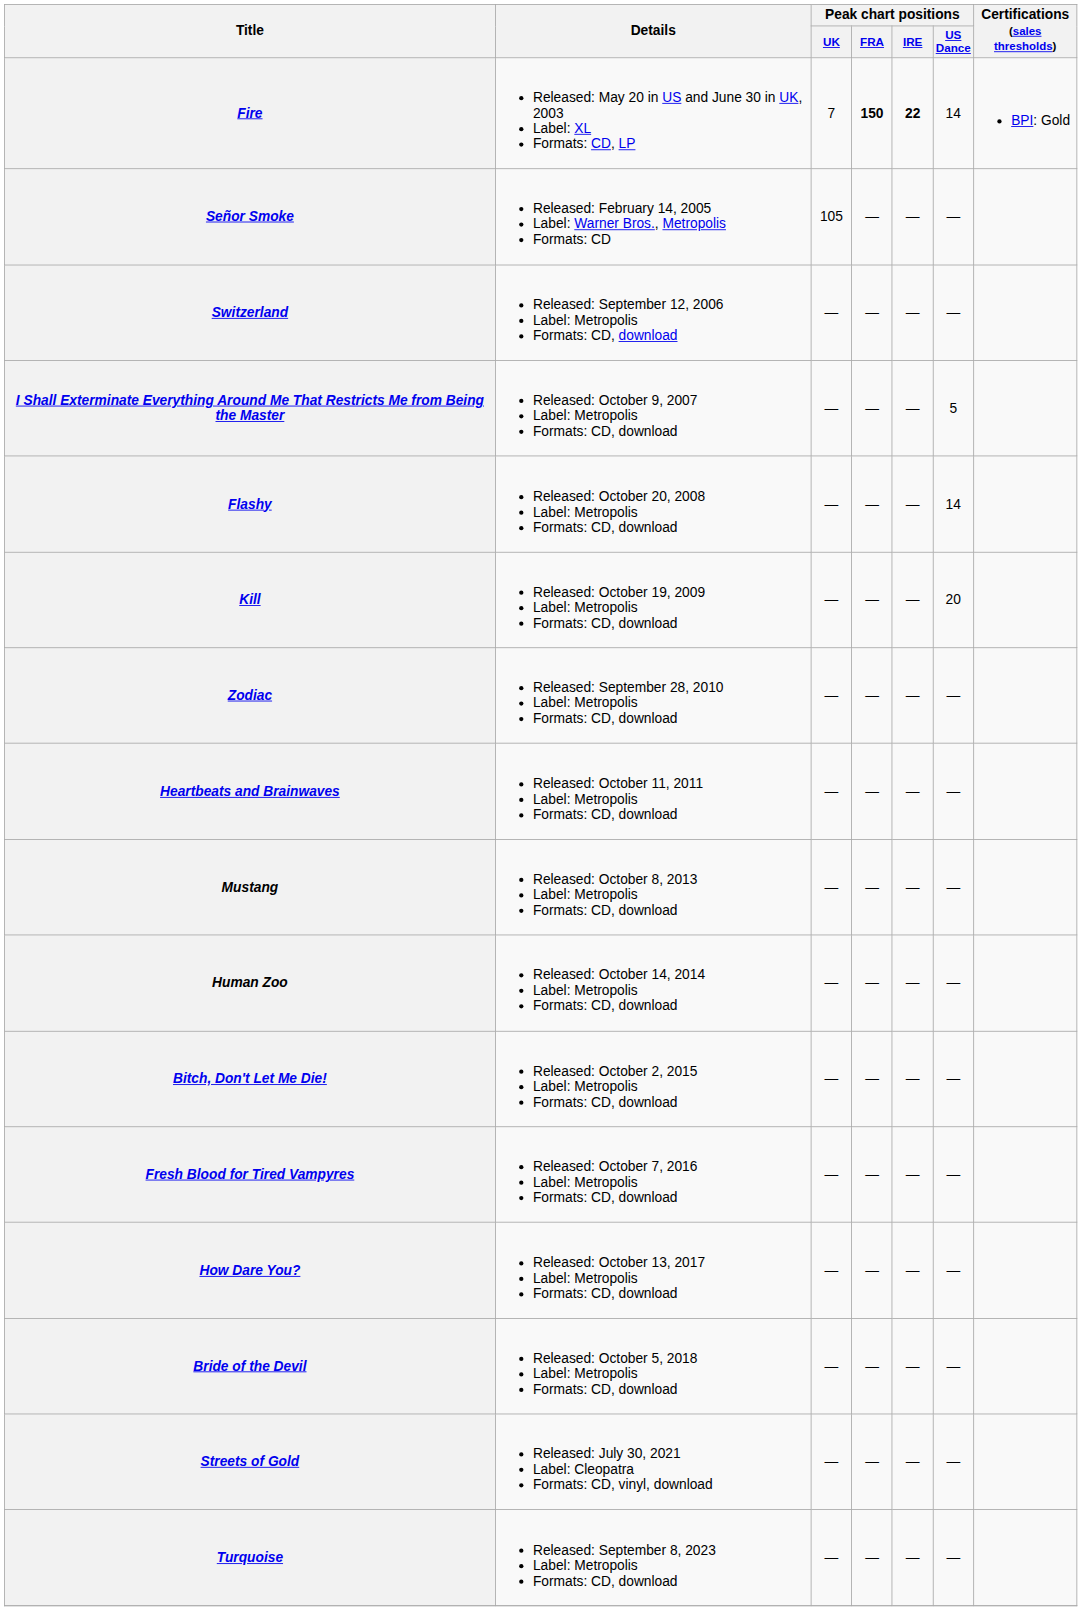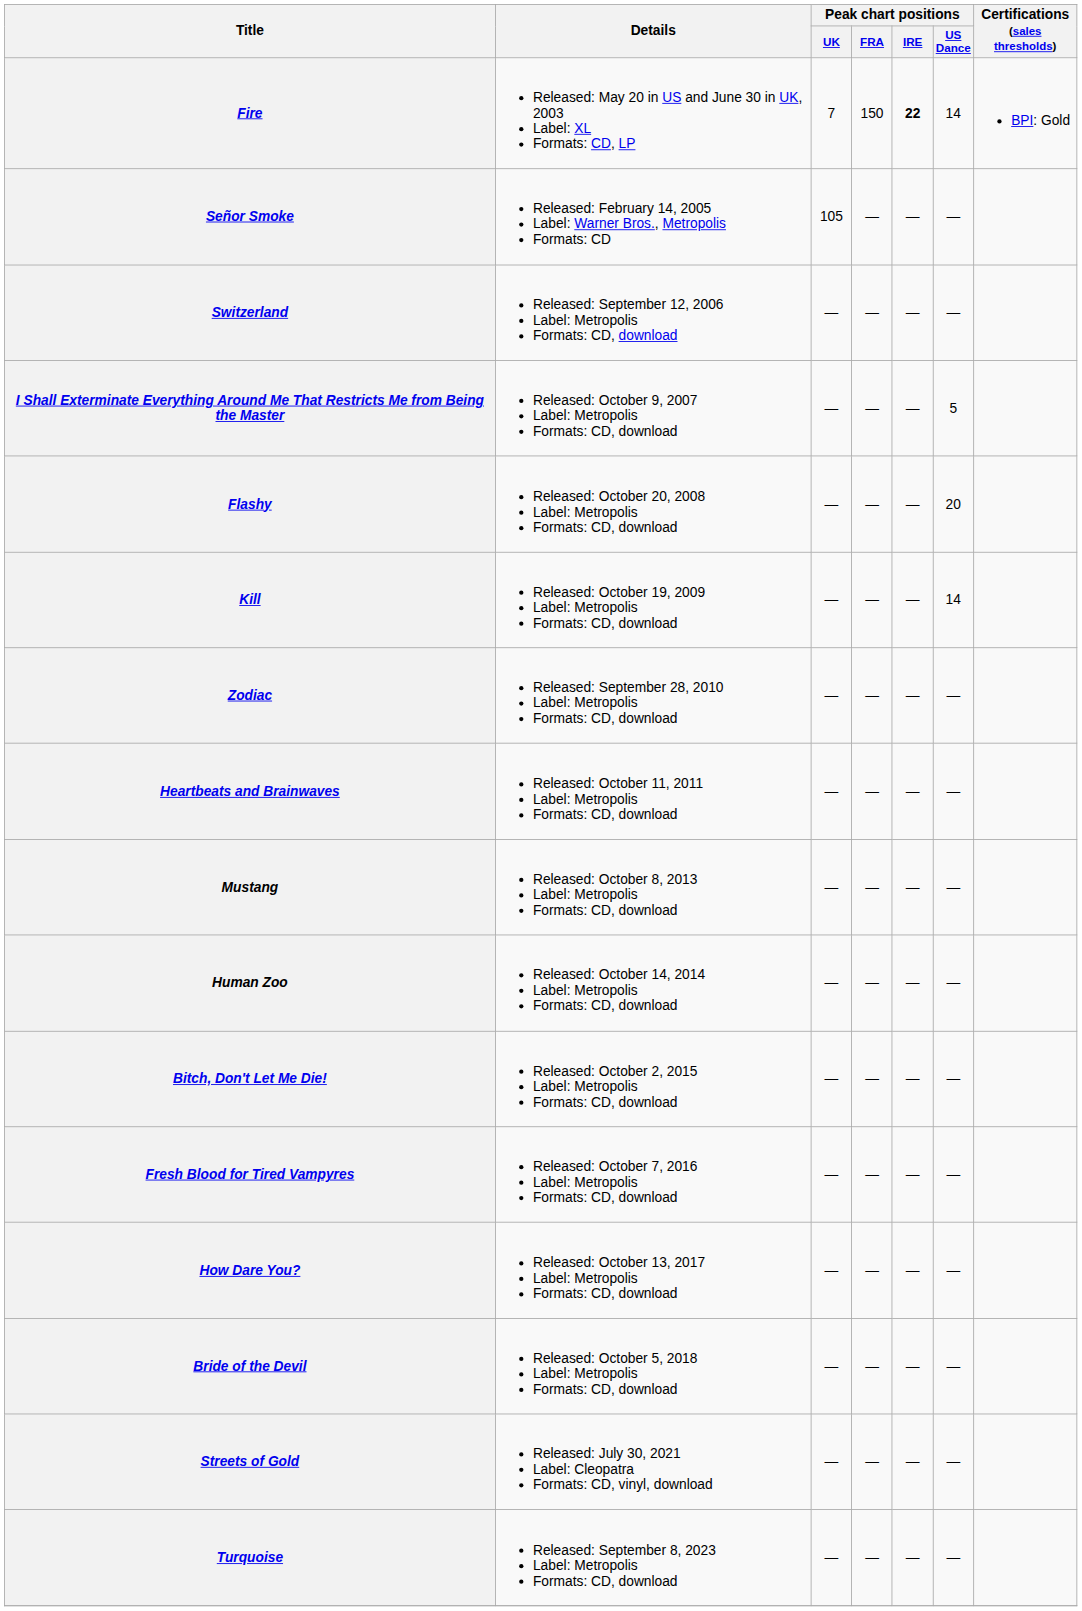(872, 113) bold -> (872, 113) normal
(953, 504) 14 -> (953, 504) 20
(953, 599) 20 -> (953, 599) 14
